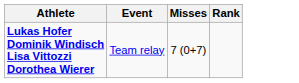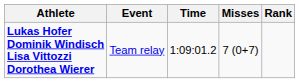+ column: (193, 14)
